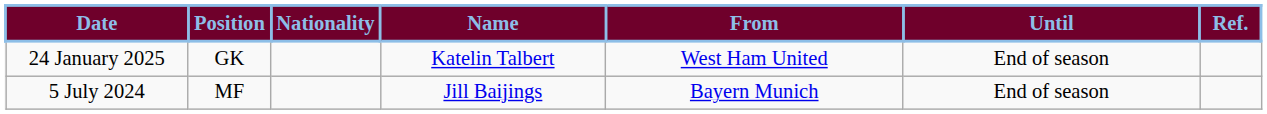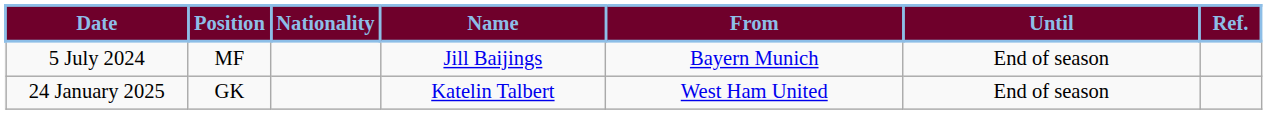rows swapped: (97, 92) <-> (97, 58)
